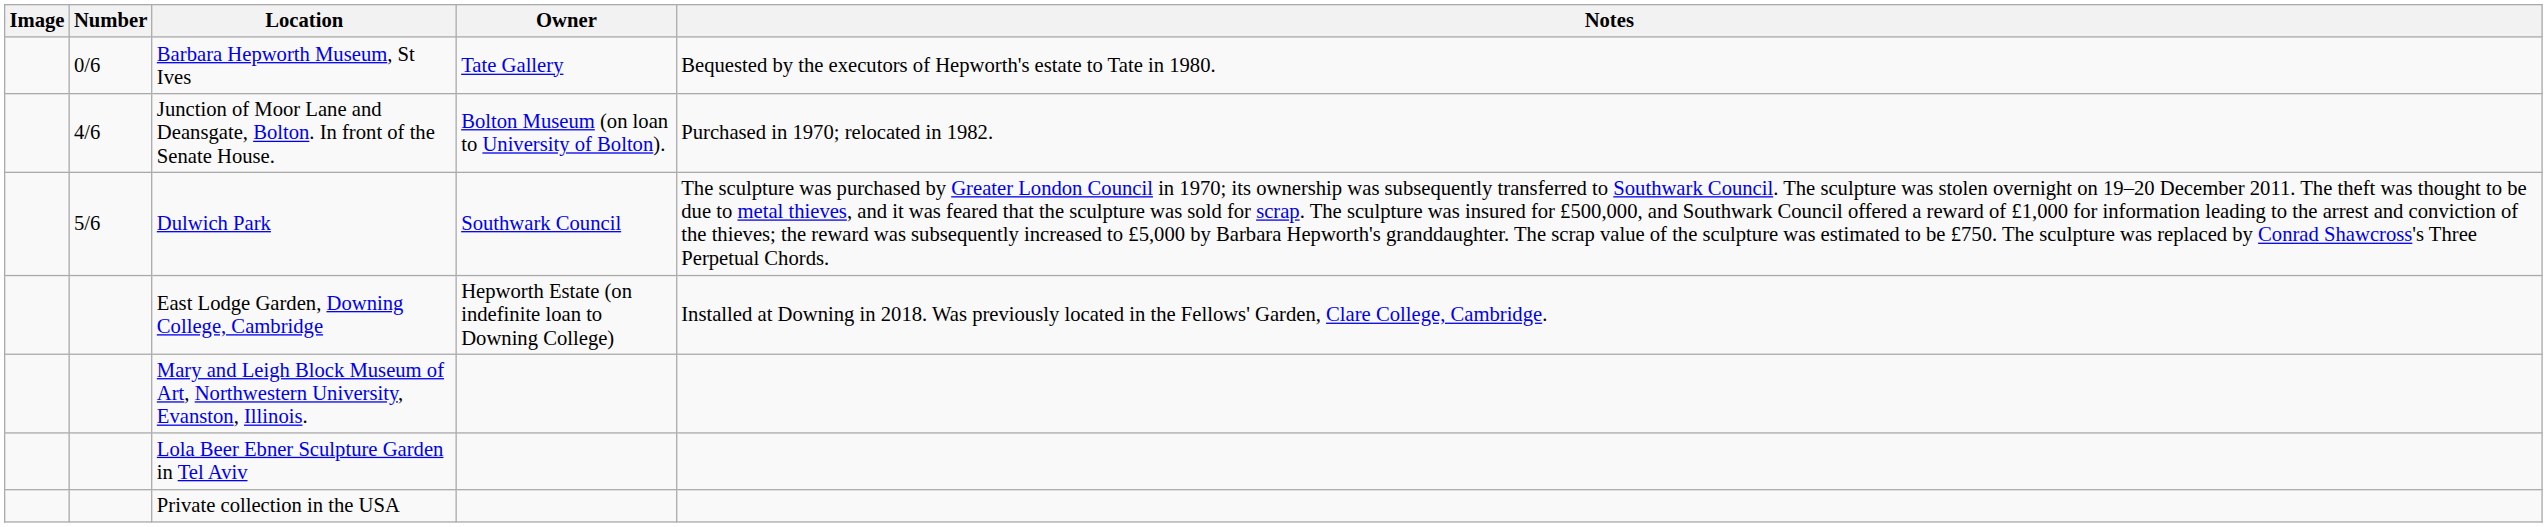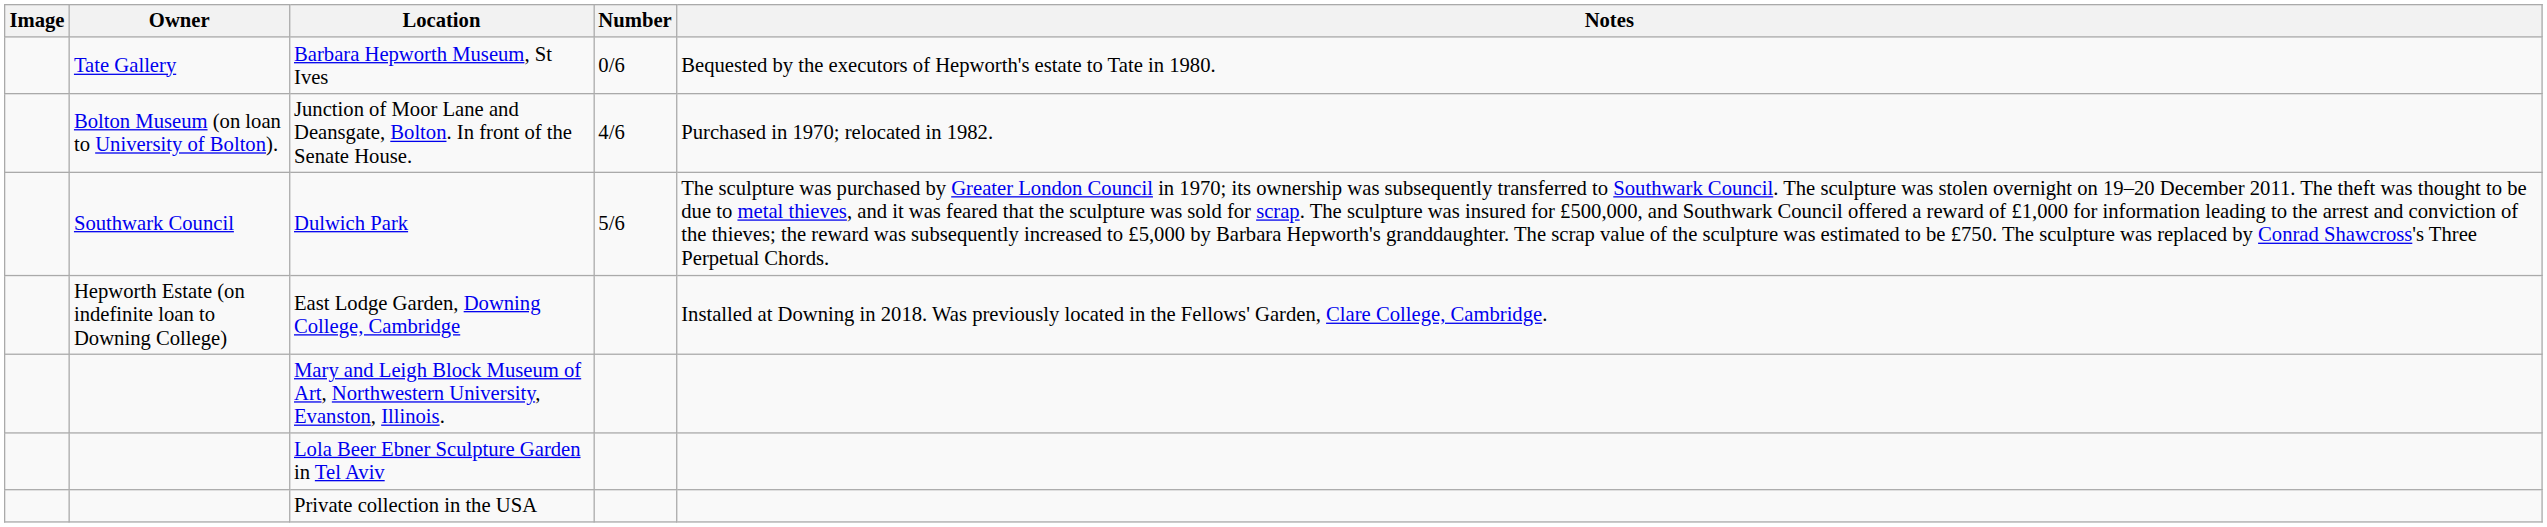columns swapped: (111, 20) <-> (566, 20)
